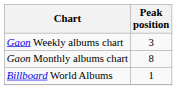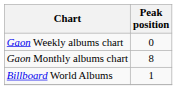(151, 42) 3 -> (151, 42) 0
